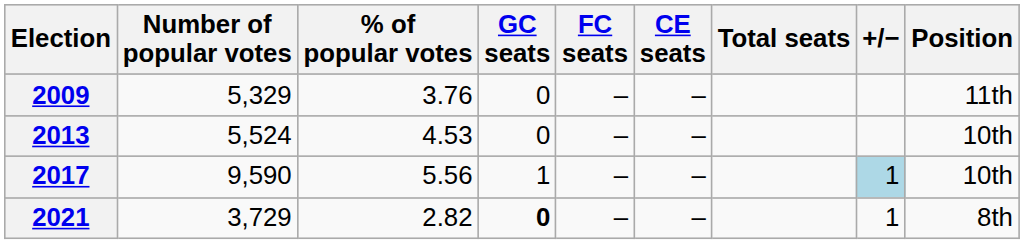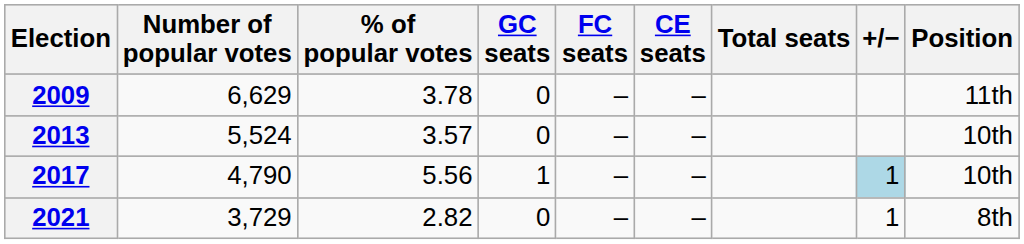(259, 94) 5,329 -> (259, 94) 6,629
(447, 94) 3.76 -> (447, 94) 3.78
(447, 135) 4.53 -> (447, 135) 3.57
(259, 176) 9,590 -> (259, 176) 4,790
(543, 217) bold -> (543, 217) normal
